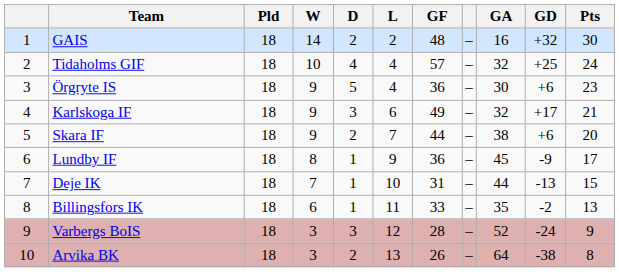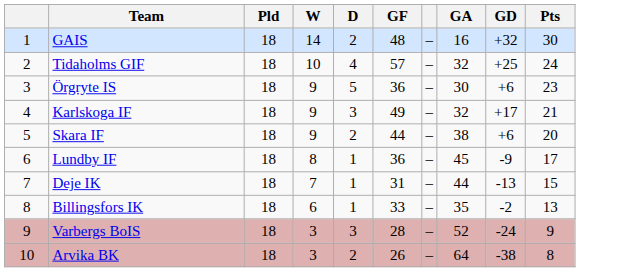- column: (393, 16)
